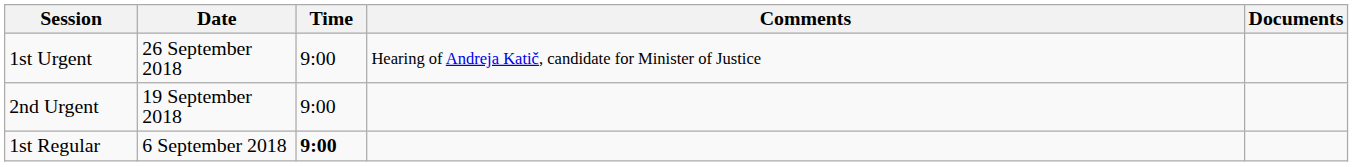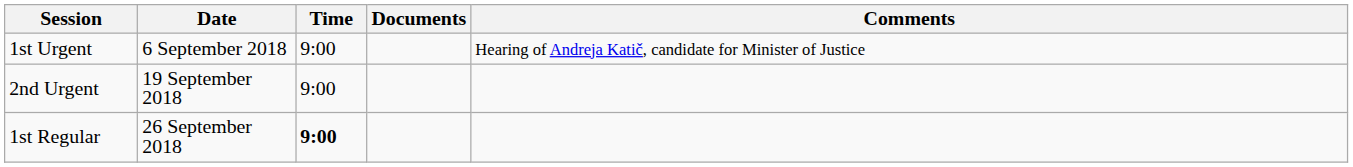columns swapped: (1296, 18) <-> (805, 18)
(197, 57) 26 September 2018 -> (215, 48) 6 September 2018
(215, 145) 6 September 2018 -> (197, 136) 26 September 2018
